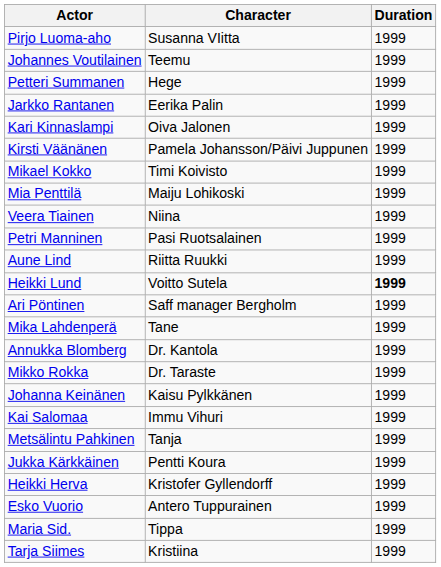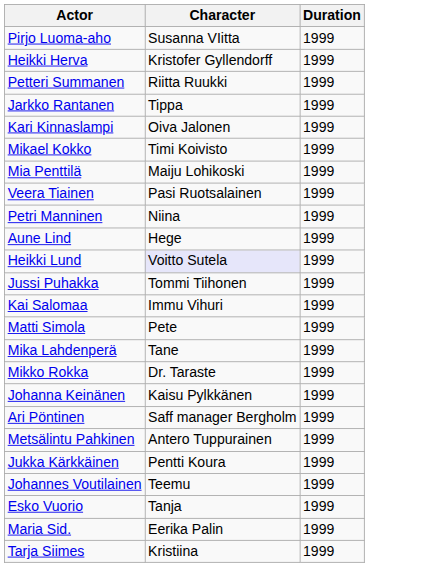rows swapped: (48, 484) <-> (75, 60)
(165, 82) Hege -> (188, 82) Riitta Ruukki
(186, 104) Eerika Palin -> (165, 104) Tippa
- row: (57, 149)
(164, 216) Niina -> (205, 194) Pasi Ruotsalainen
(205, 238) Pasi Ruotsalainen -> (164, 216) Niina
(188, 261) Riitta Ruukki -> (165, 238) Hege
(188, 283) no background -> (188, 261) lavender background
(390, 283) bold -> (319, 261) normal
+ row: (53, 283)
rows swapped: (48, 417) <-> (46, 305)
+ row: (46, 328)
- row: (67, 350)
(165, 439) Tanja -> (210, 439) Antero Tuppurainen
(210, 506) Antero Tuppurainen -> (165, 506) Tanja
(165, 529) Tippa -> (186, 529) Eerika Palin
